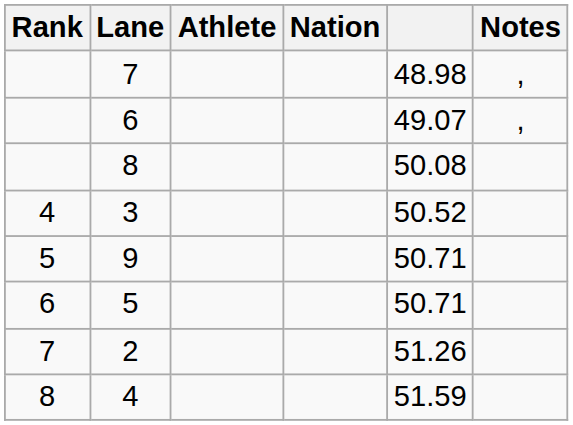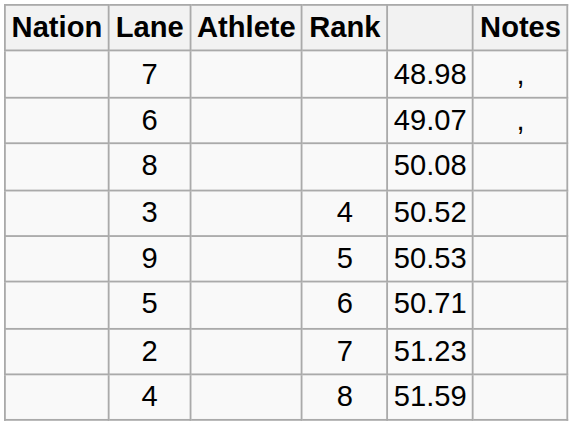columns swapped: (47, 27) <-> (335, 27)
(430, 258) 50.71 -> (430, 258) 50.53
(430, 350) 51.26 -> (430, 350) 51.23
